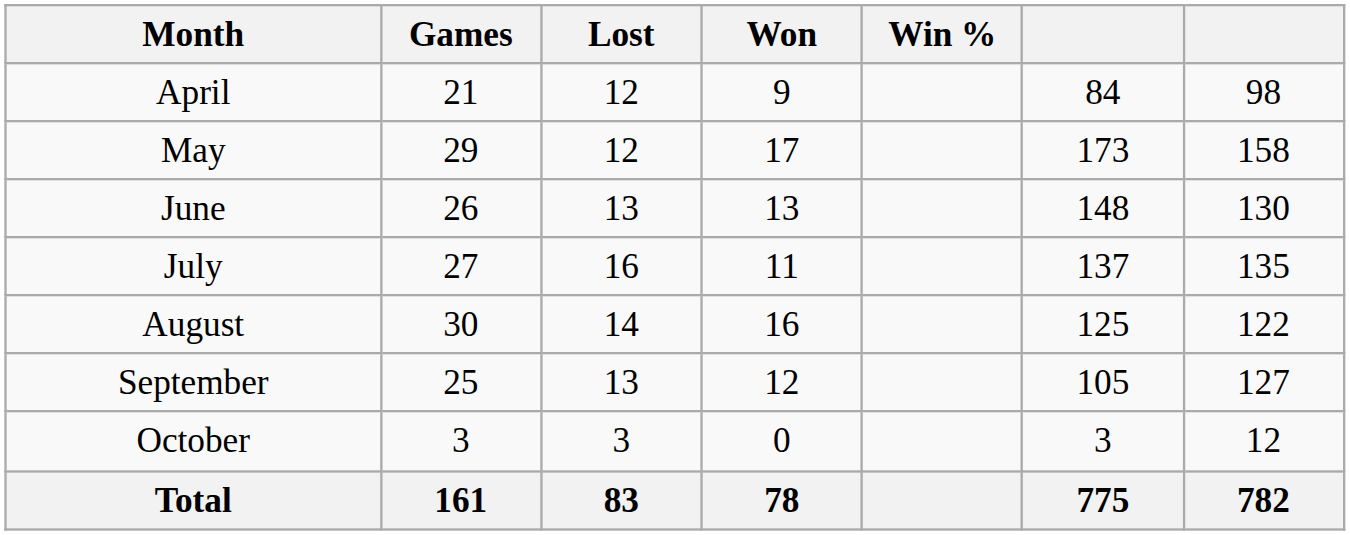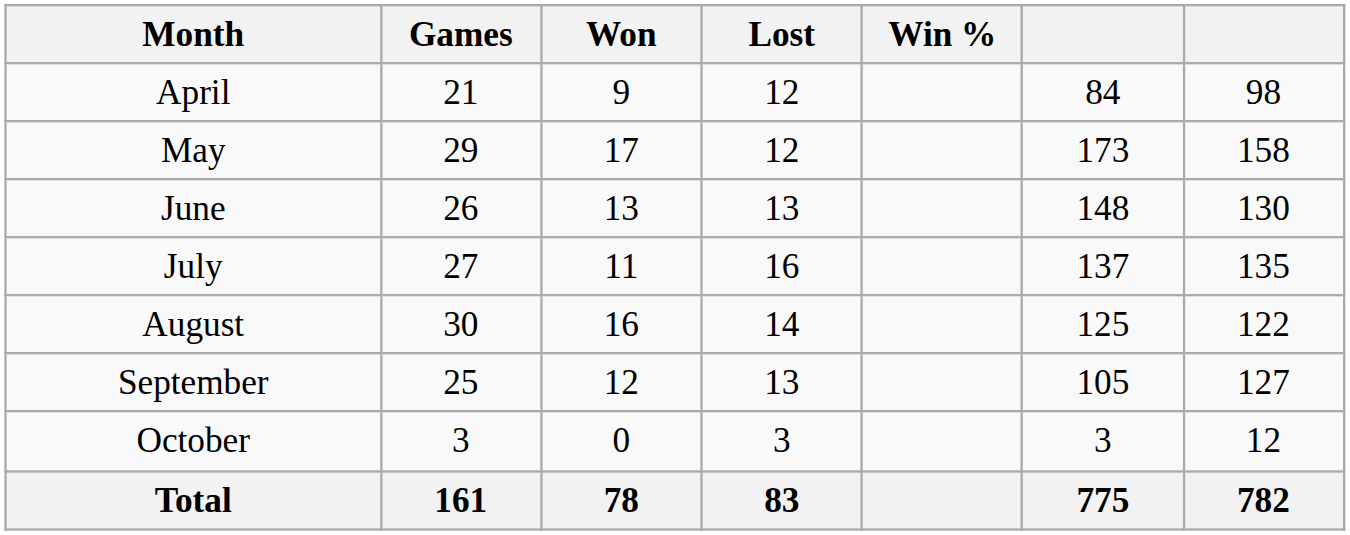columns swapped: (782, 33) <-> (621, 33)
